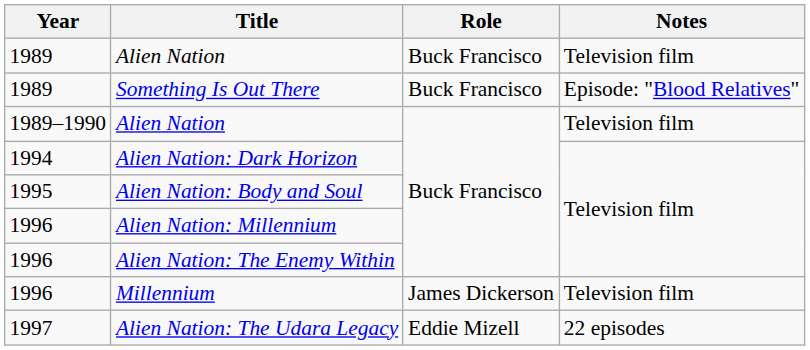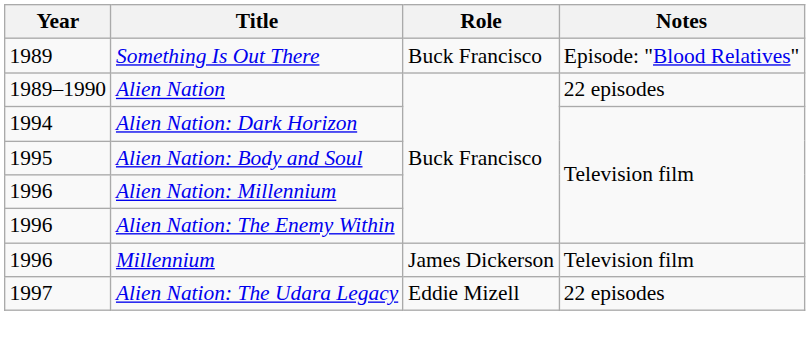- row: (31, 55)
(629, 123) Television film -> (614, 89) 22 episodes
